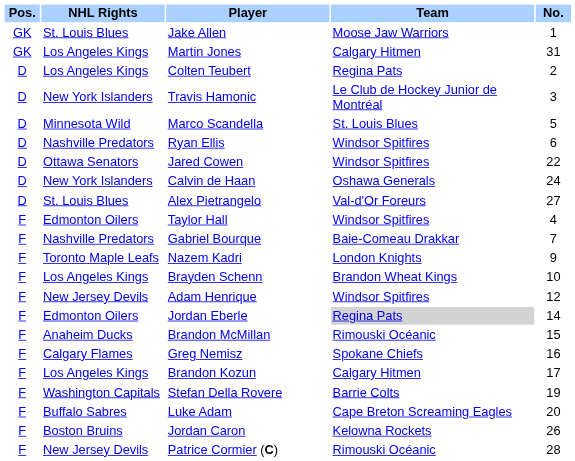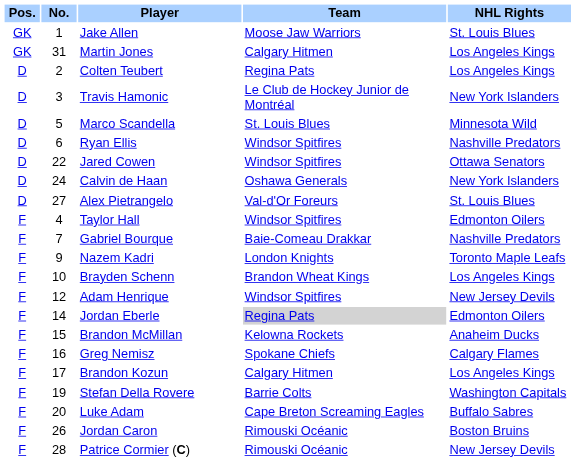columns swapped: (553, 13) <-> (103, 13)
(384, 335) Rimouski Océanic -> (294, 335) Kelowna Rockets
(382, 431) Kelowna Rockets -> (296, 431) Rimouski Océanic
